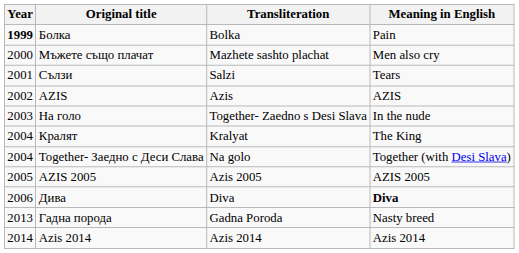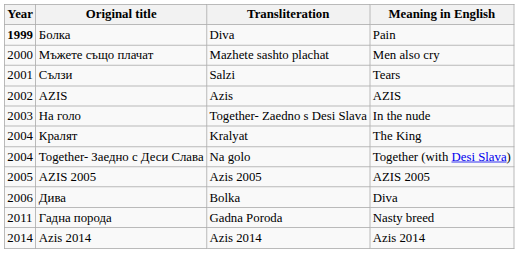(225, 34) Bolka -> (222, 34) Diva
(222, 197) Diva -> (225, 197) Bolka
(386, 197) bold -> (385, 197) normal
(20, 217) 2013 -> (20, 217) 2011
